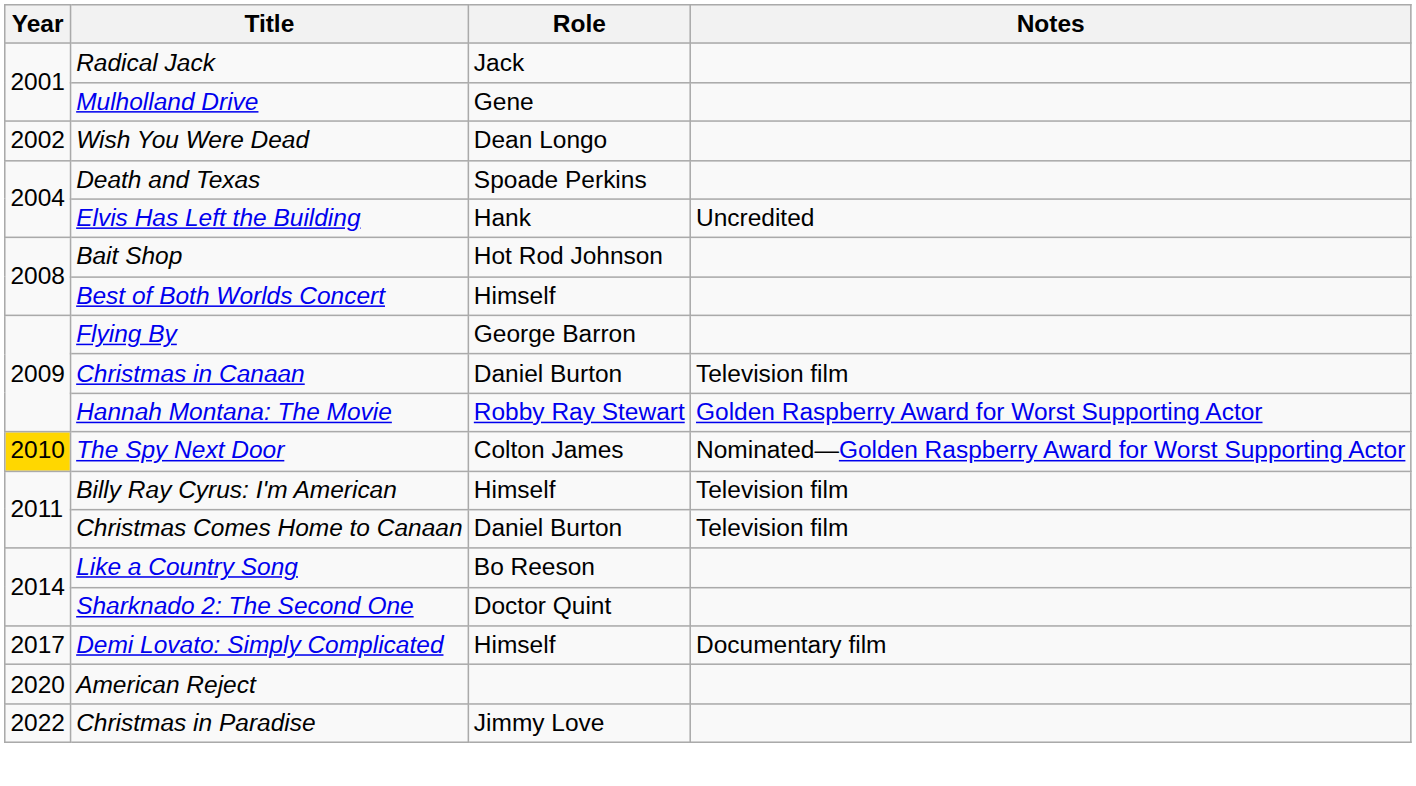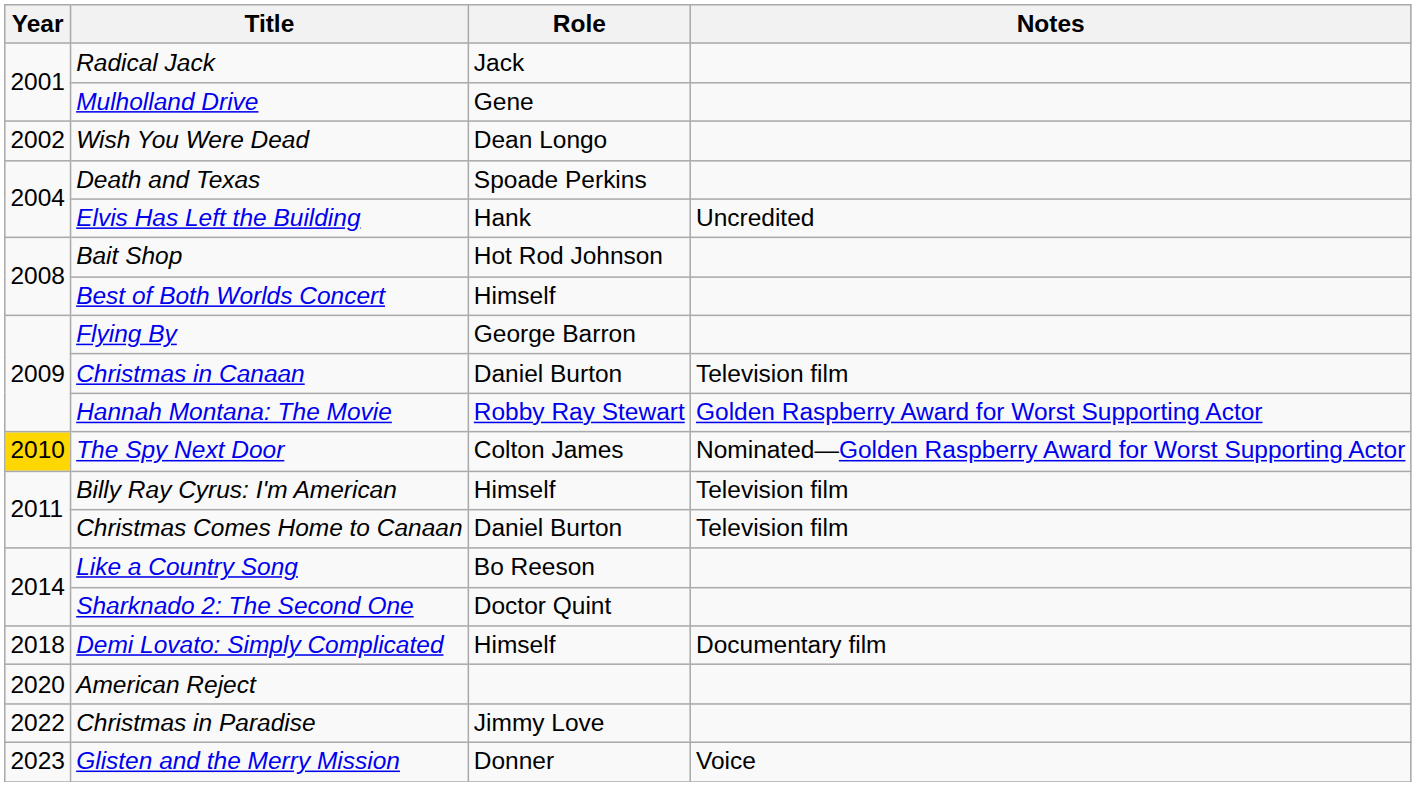(38, 645) 2017 -> (38, 645) 2018
+ row: (238, 761)
